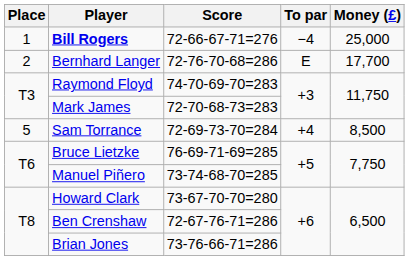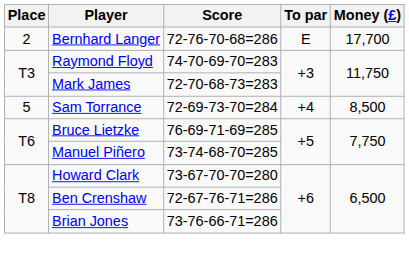- row: (90, 38)
